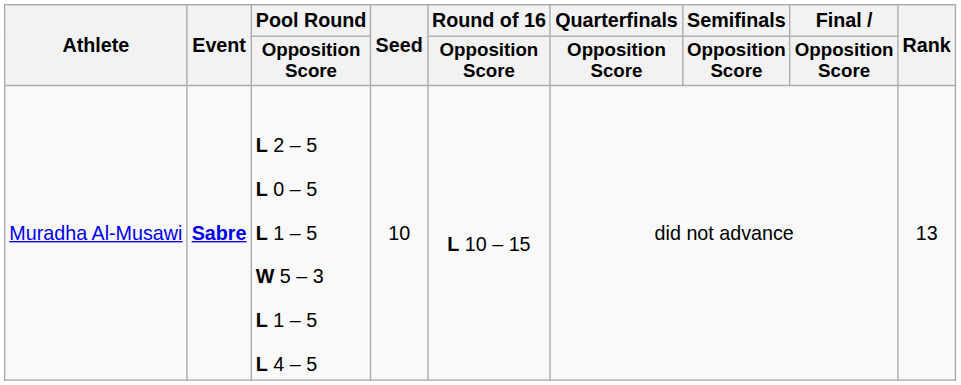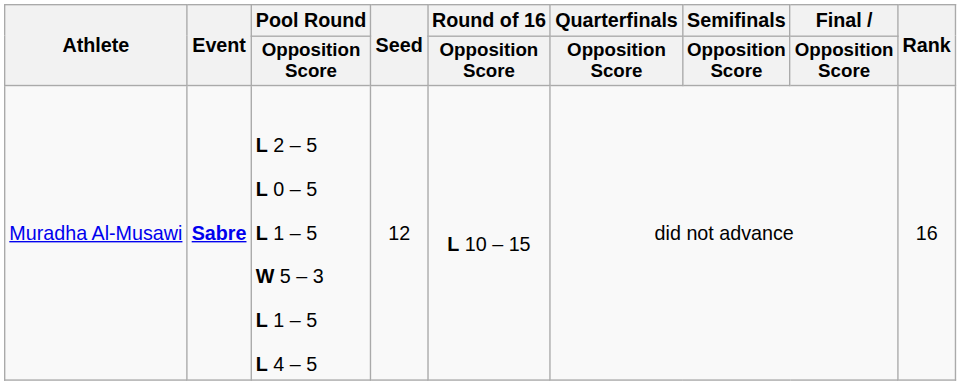(399, 233) 10 -> (399, 233) 12
(927, 233) 13 -> (927, 233) 16
